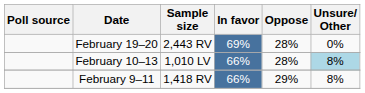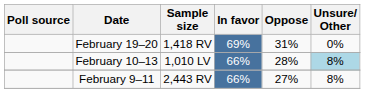(187, 43) 2,443 RV -> (187, 43) 1,418 RV
(286, 43) 28% -> (286, 43) 31%
(187, 79) 1,418 RV -> (187, 79) 2,443 RV
(286, 79) 29% -> (286, 79) 27%
